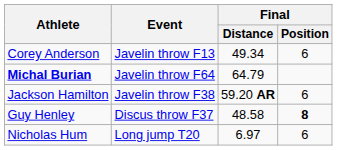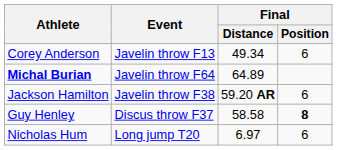(248, 75) 64.79 -> (248, 75) 64.89
(248, 115) 48.58 -> (248, 115) 58.58
